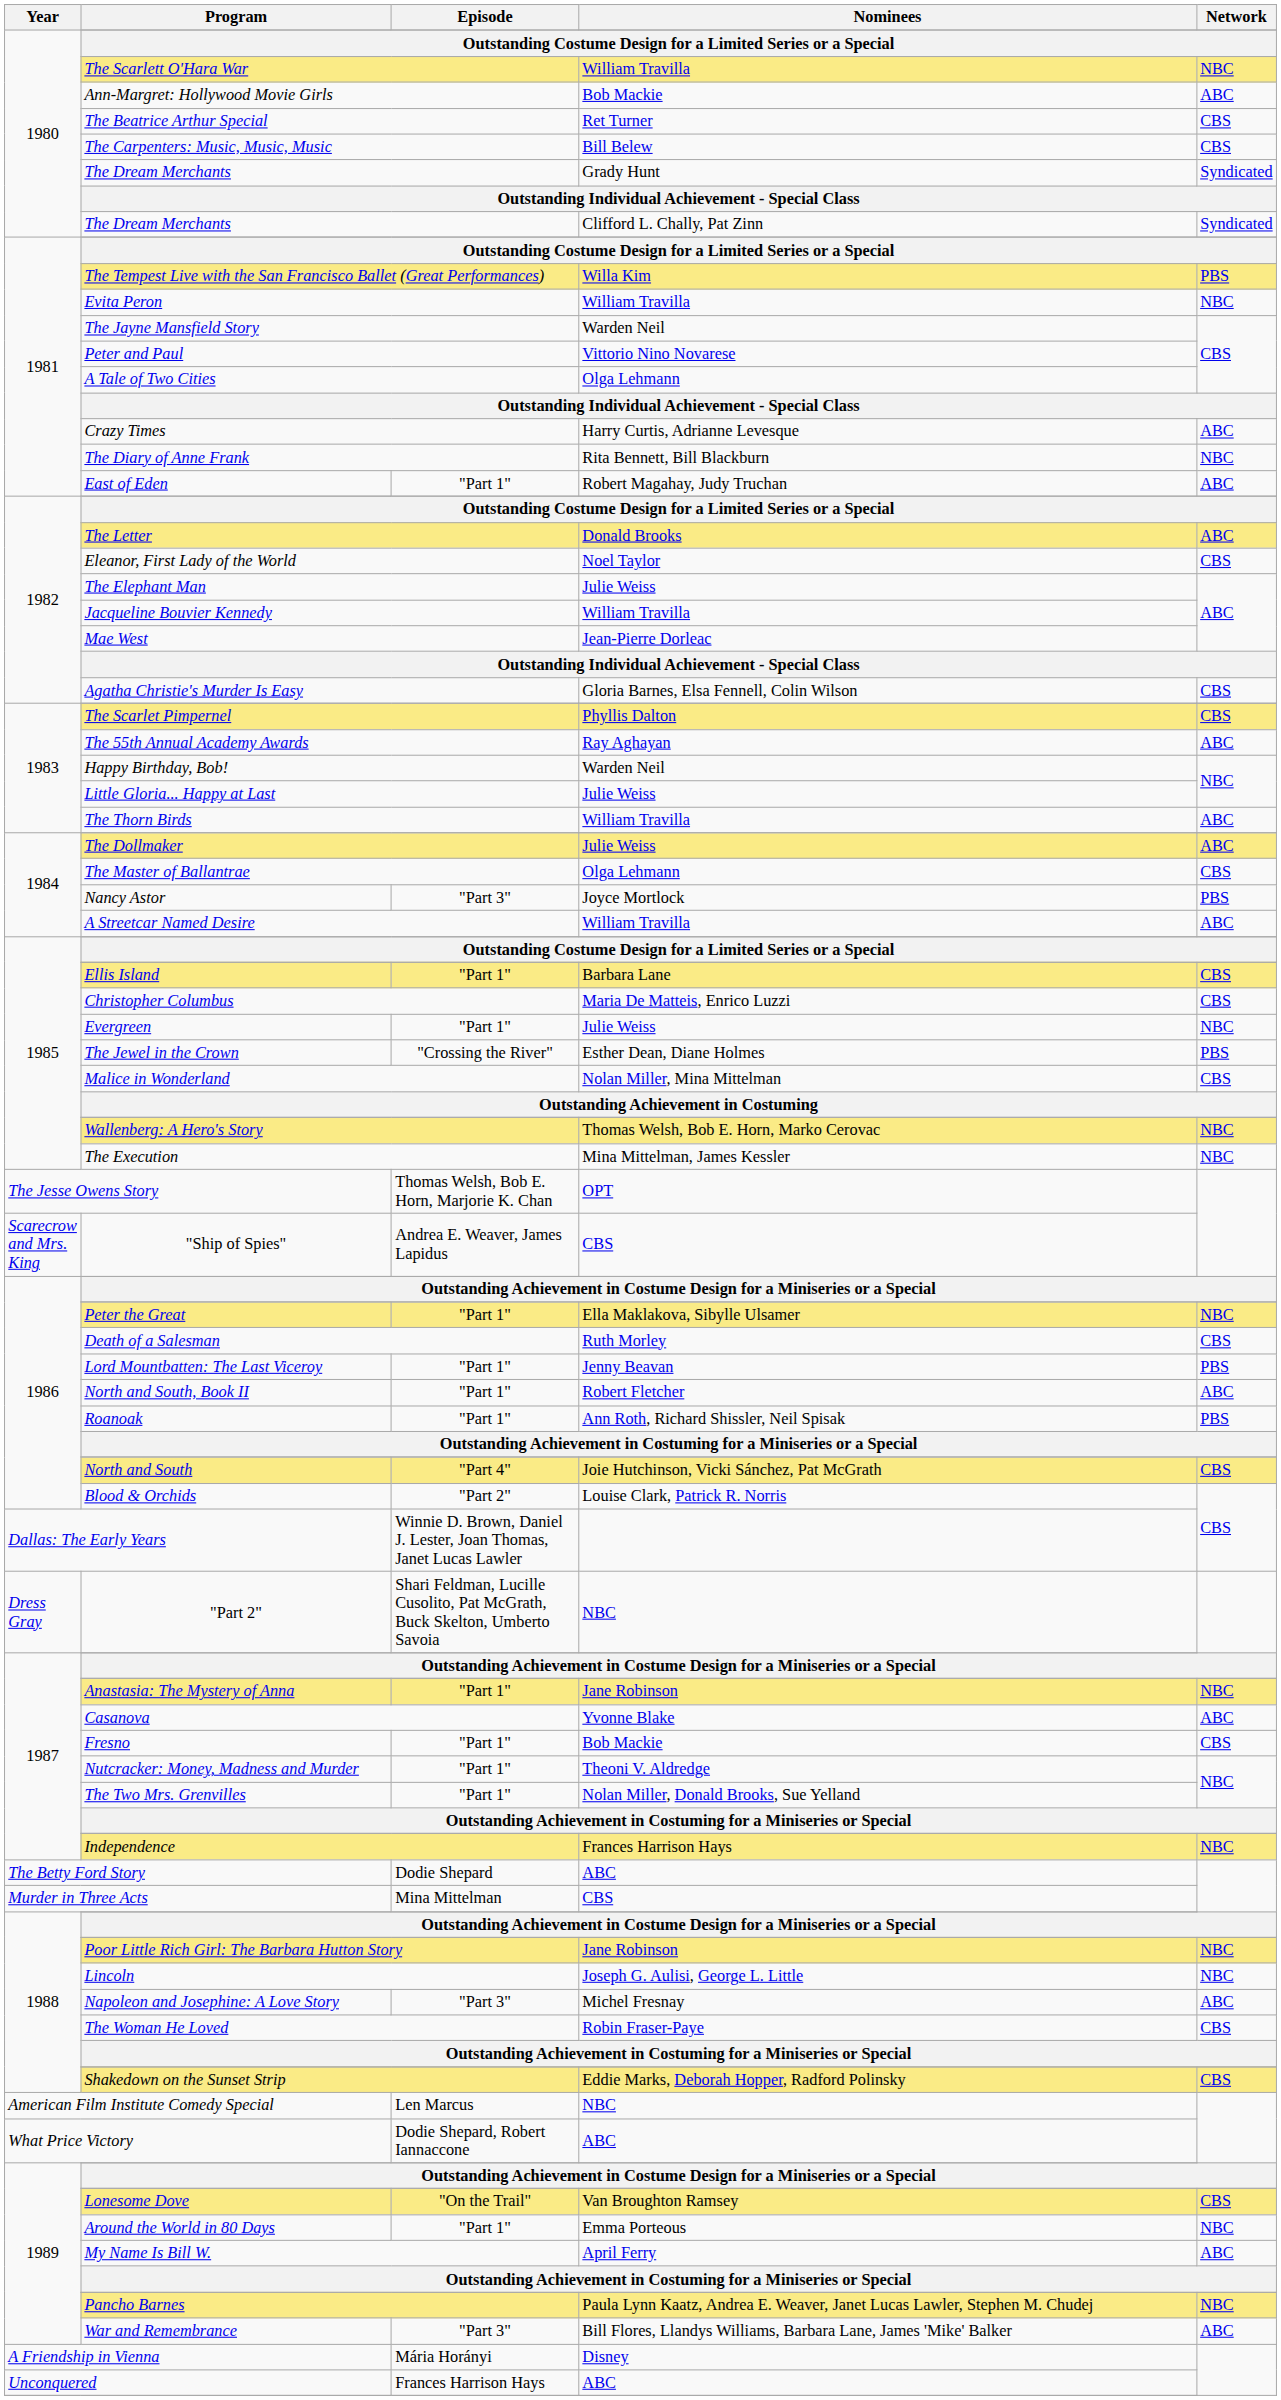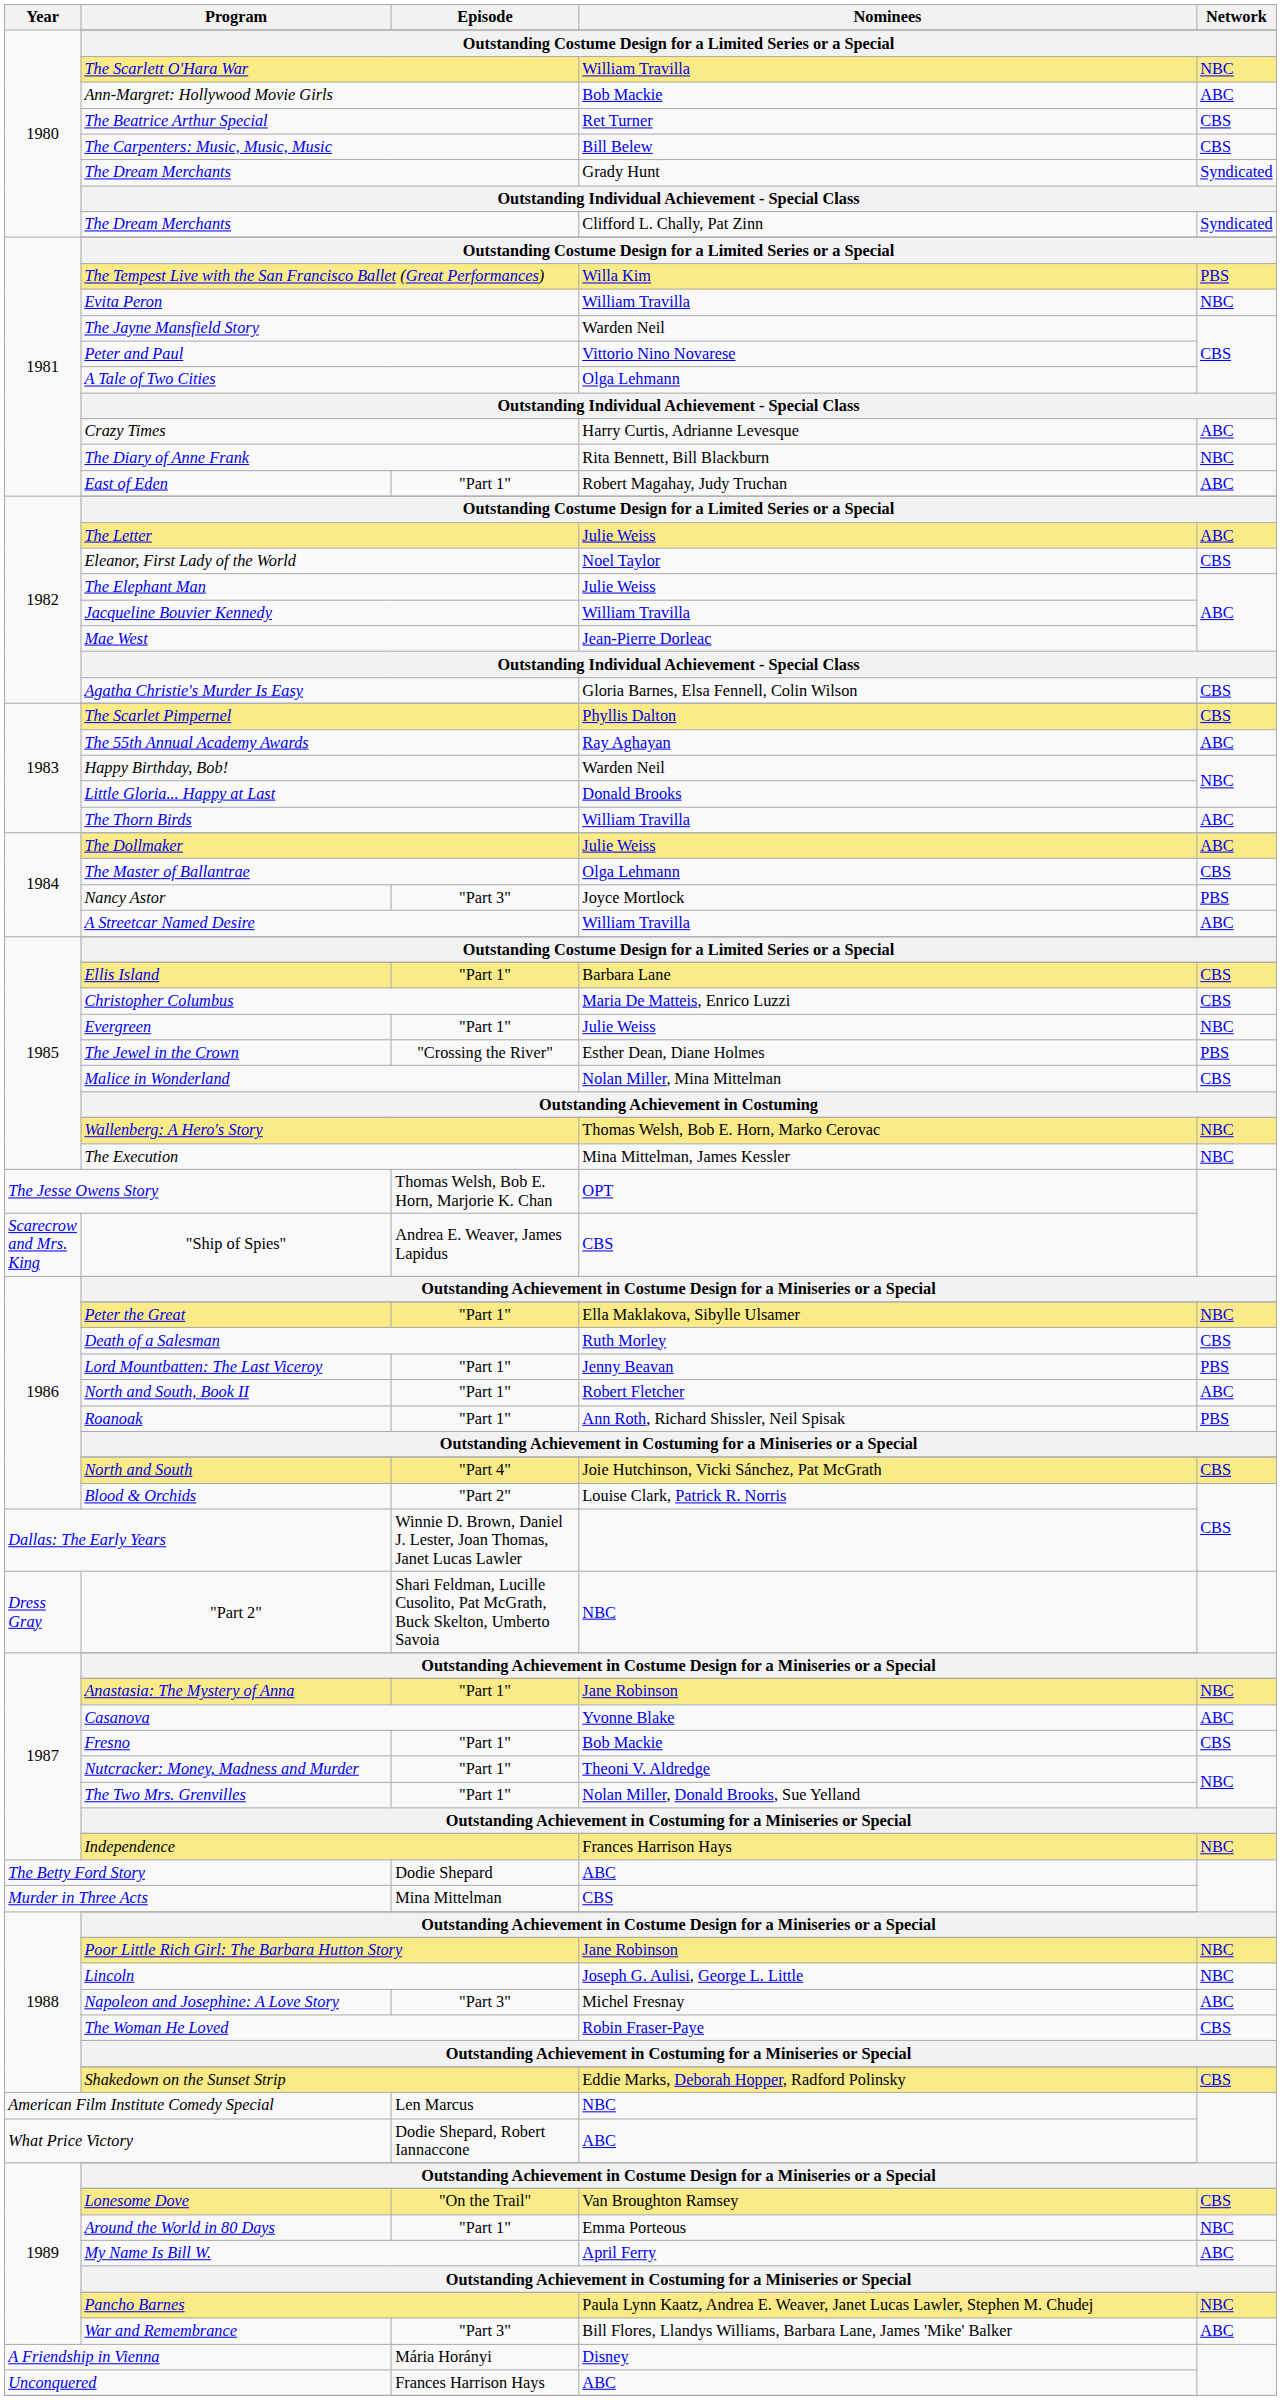(632, 535) Donald Brooks -> (619, 535) Julie Weiss
(619, 793) Julie Weiss -> (632, 793) Donald Brooks
